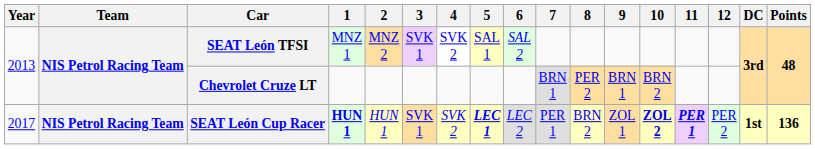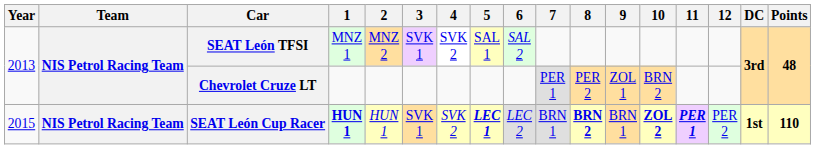(553, 84) BRN 1 -> (553, 84) PER 1
(622, 84) BRN 1 -> (623, 84) ZOL 1
(21, 123) 2017 -> (21, 123) 2015
(553, 123) PER 1 -> (553, 123) BRN 1
(587, 123) normal -> (588, 123) bold
(622, 123) ZOL 1 -> (623, 123) BRN 1
(789, 123) 136 -> (789, 123) 110
